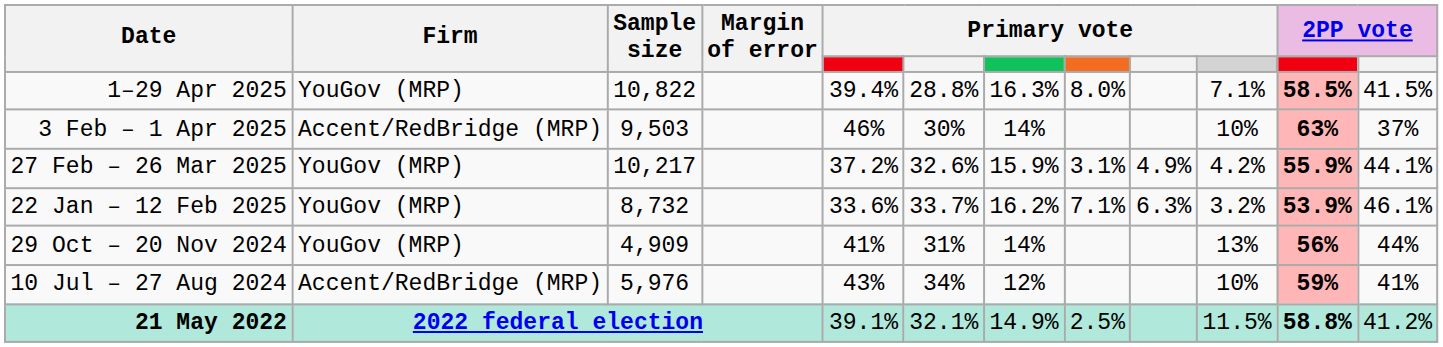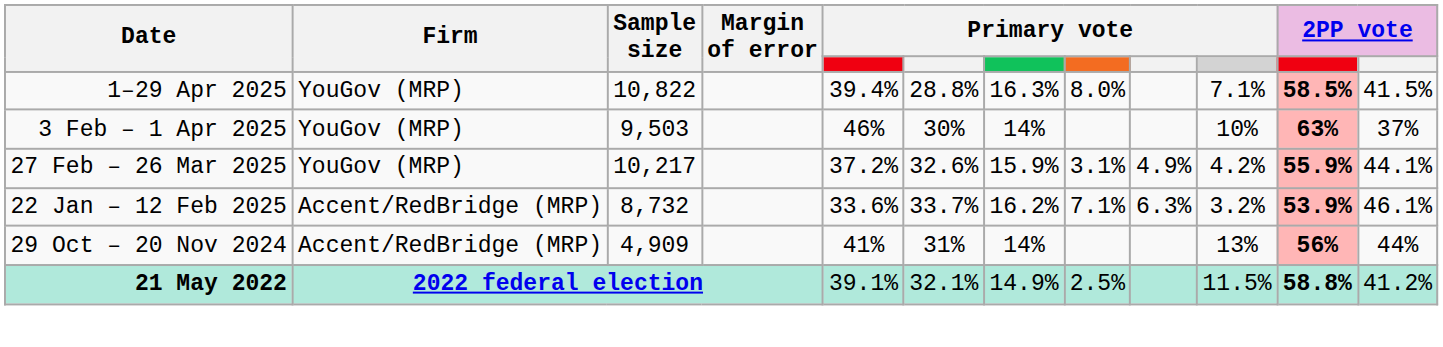(450, 129) Accent/RedBridge (MRP) -> (381, 129) YouGov (MRP)
(381, 207) YouGov (MRP) -> (450, 207) Accent/RedBridge (MRP)
(381, 245) YouGov (MRP) -> (450, 245) Accent/RedBridge (MRP)
- row: (149, 284)
